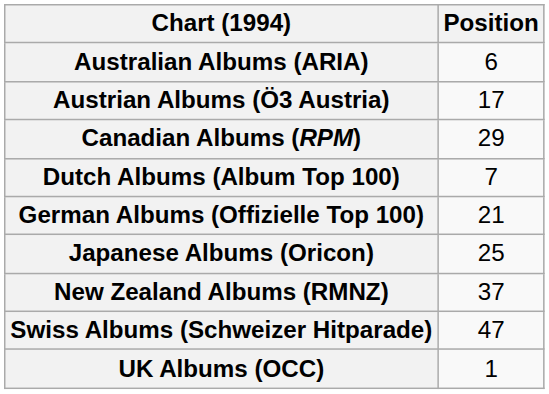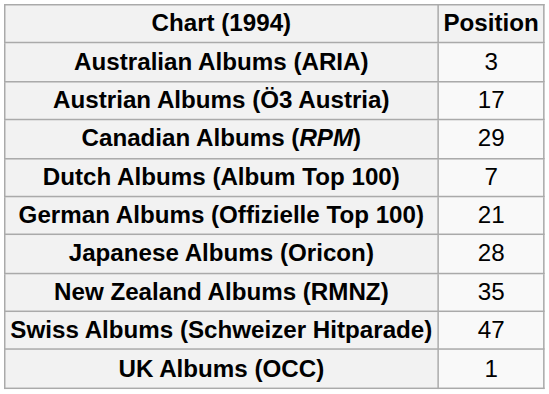(491, 61) 6 -> (491, 61) 3
(491, 253) 25 -> (491, 253) 28
(491, 291) 37 -> (491, 291) 35
